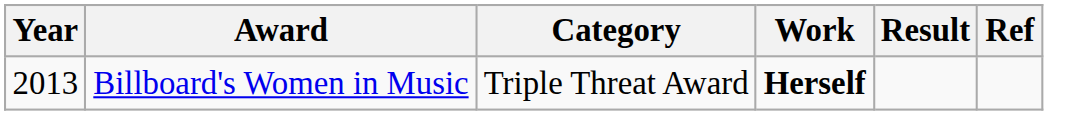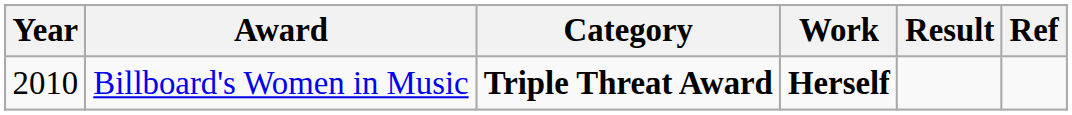(45, 82) 2013 -> (45, 82) 2010
(616, 82) normal -> (628, 82) bold
